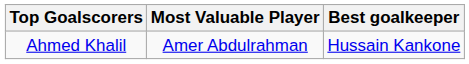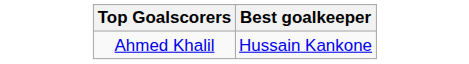- column: (235, 17)
